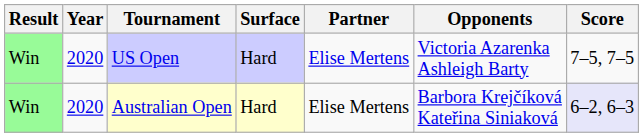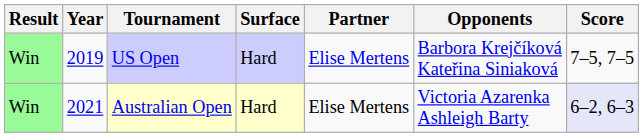(85, 58) 2020 -> (85, 58) 2019
(484, 58) Victoria Azarenka Ashleigh Barty -> (490, 58) Barbora Krejčíková Kateřina Siniaková
(85, 107) 2020 -> (85, 107) 2021
(490, 107) Barbora Krejčíková Kateřina Siniaková -> (484, 107) Victoria Azarenka Ashleigh Barty
